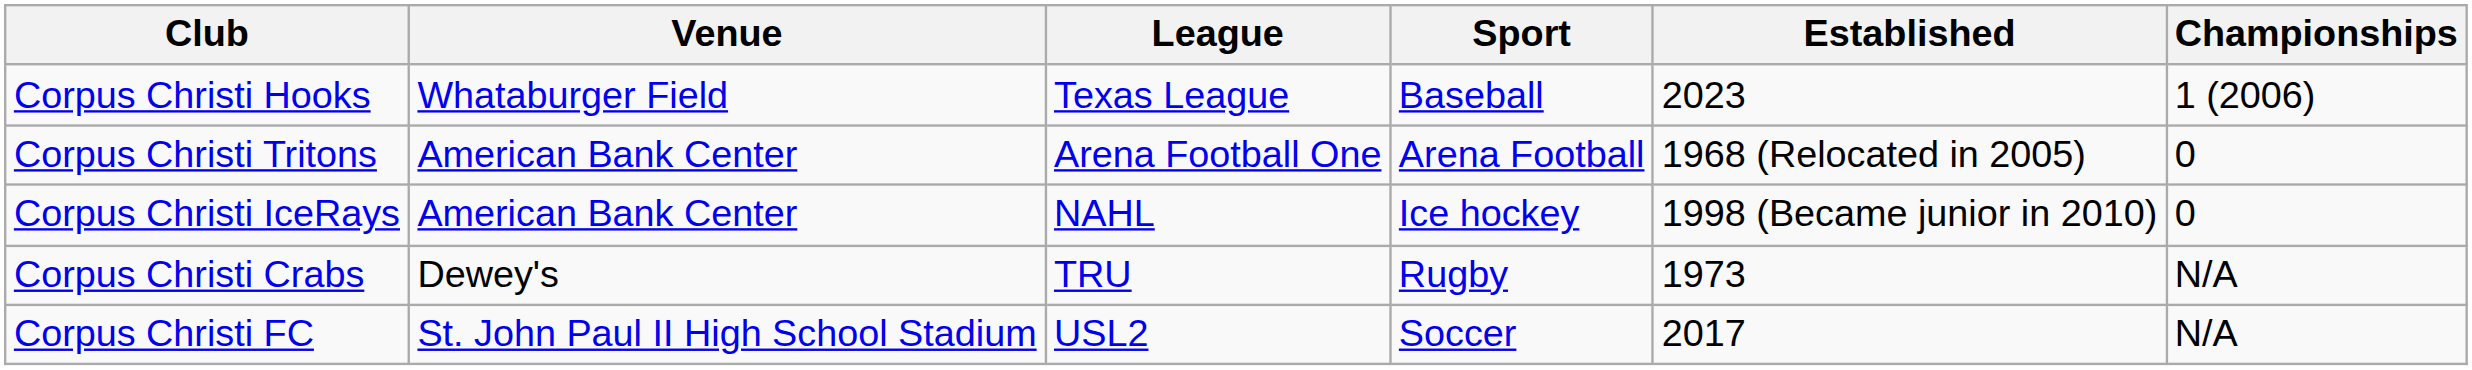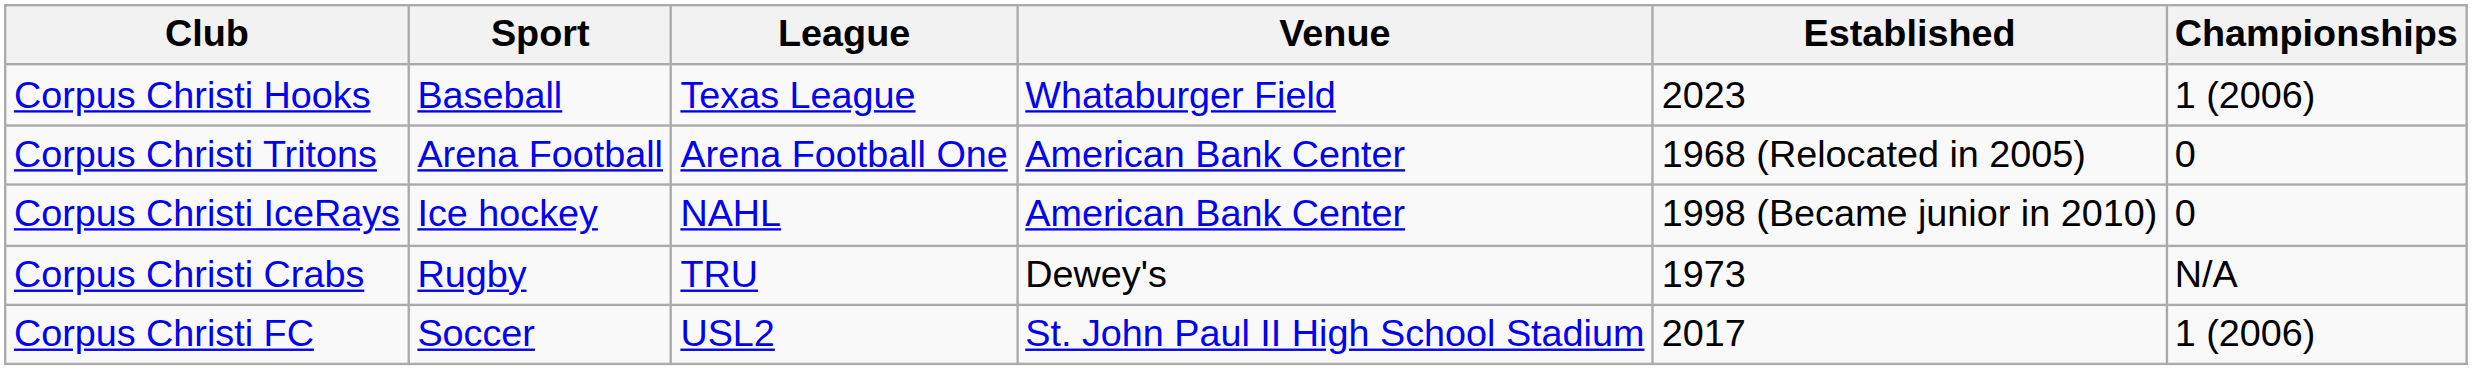columns swapped: (1522, 34) <-> (727, 34)
(2206, 333) N/A -> (2245, 333) 1 (2006)
